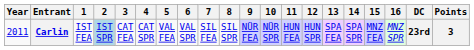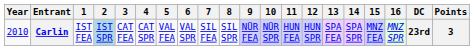(18, 32) 2011 -> (18, 32) 2010
